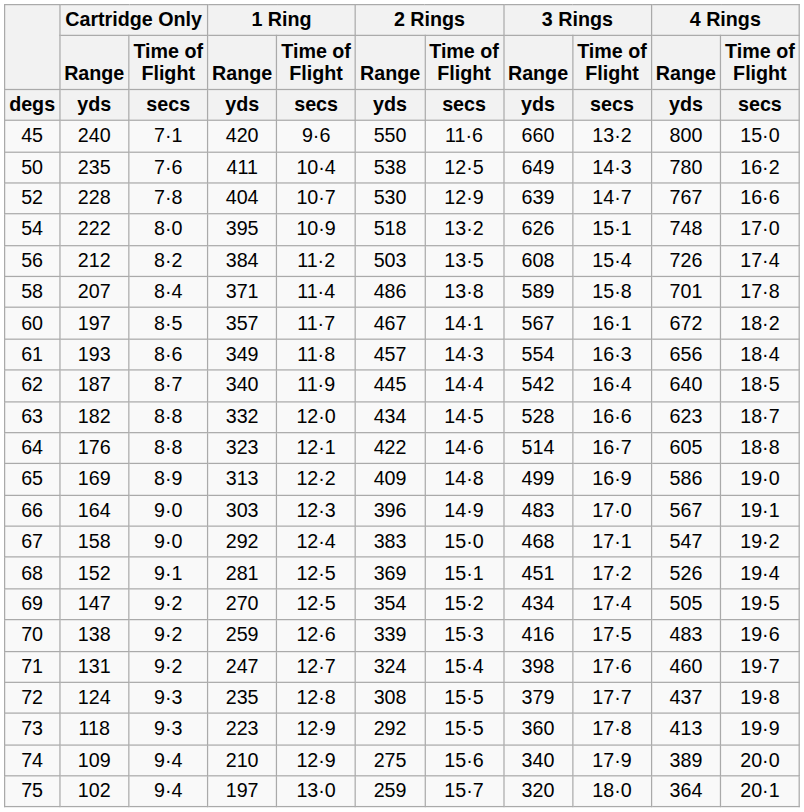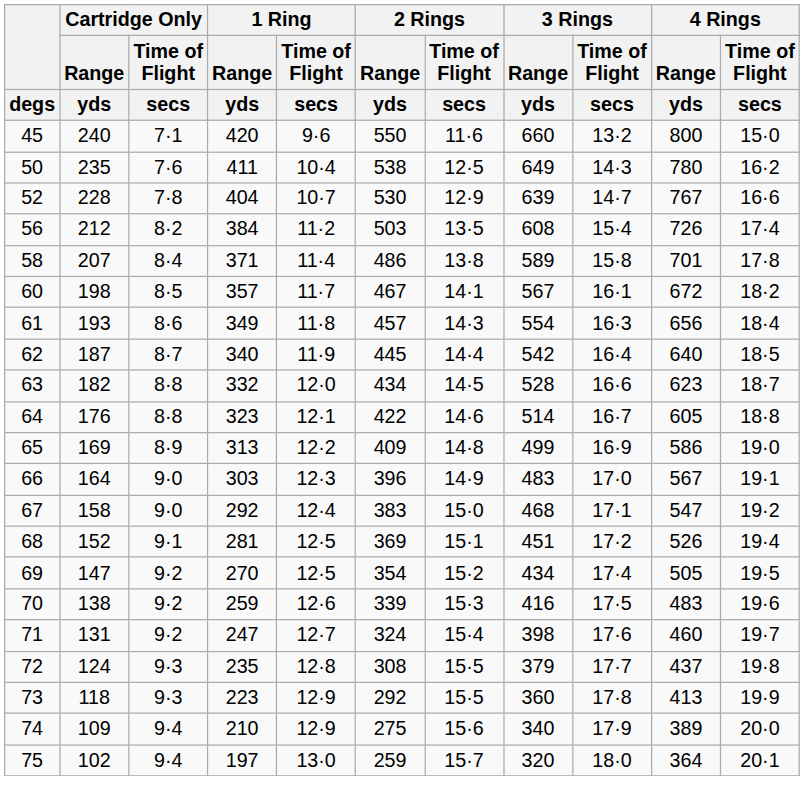- row: (32, 229)
(94, 323) 197 -> (94, 291) 198
